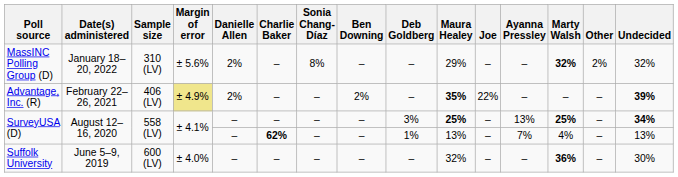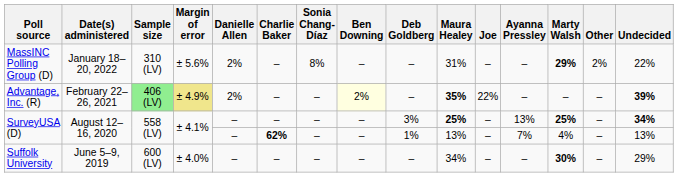(456, 64) 29% -> (456, 64) 31%
(566, 64) 32% -> (566, 64) 29%
(645, 64) 32% -> (645, 64) 22%
(152, 98) no background -> (152, 98) lightgreen background
(362, 98) no background -> (362, 98) lightyellow background
(456, 158) 32% -> (456, 158) 34%
(566, 158) 36% -> (566, 158) 30%
(645, 158) 30% -> (645, 158) 29%
